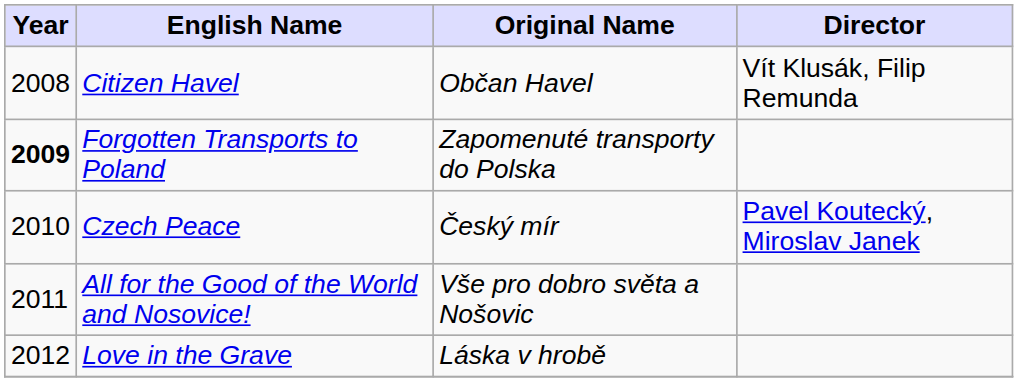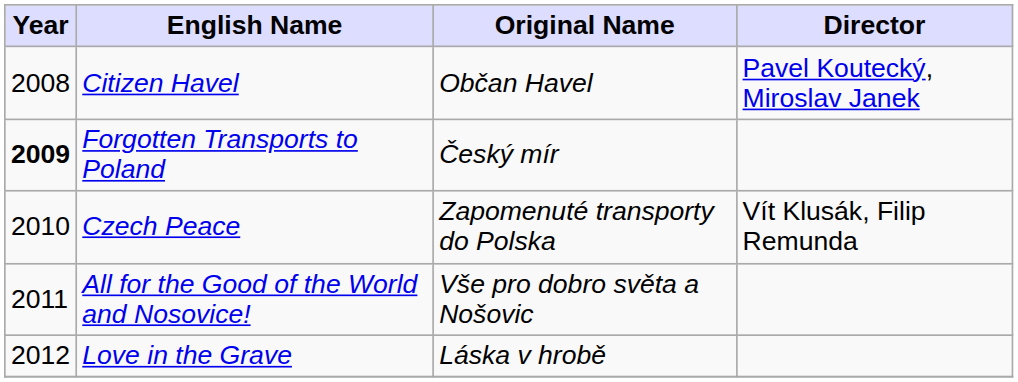(834, 82) Vít Klusák, Filip Remunda -> (838, 82) Pavel Koutecký, Miroslav Janek
(576, 154) Zapomenuté transporty do Polska -> (499, 154) Český mír
(499, 226) Český mír -> (576, 226) Zapomenuté transporty do Polska
(838, 226) Pavel Koutecký, Miroslav Janek -> (834, 226) Vít Klusák, Filip Remunda
